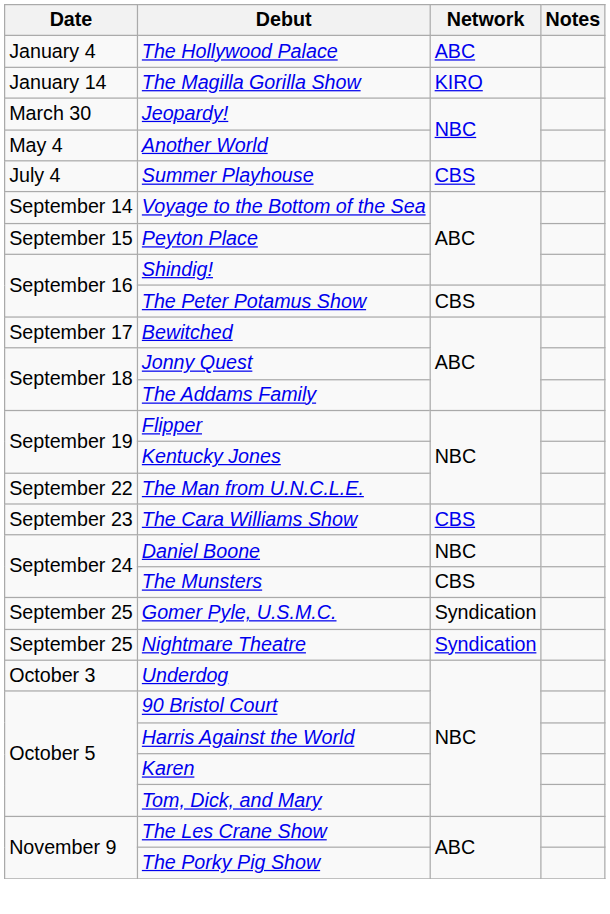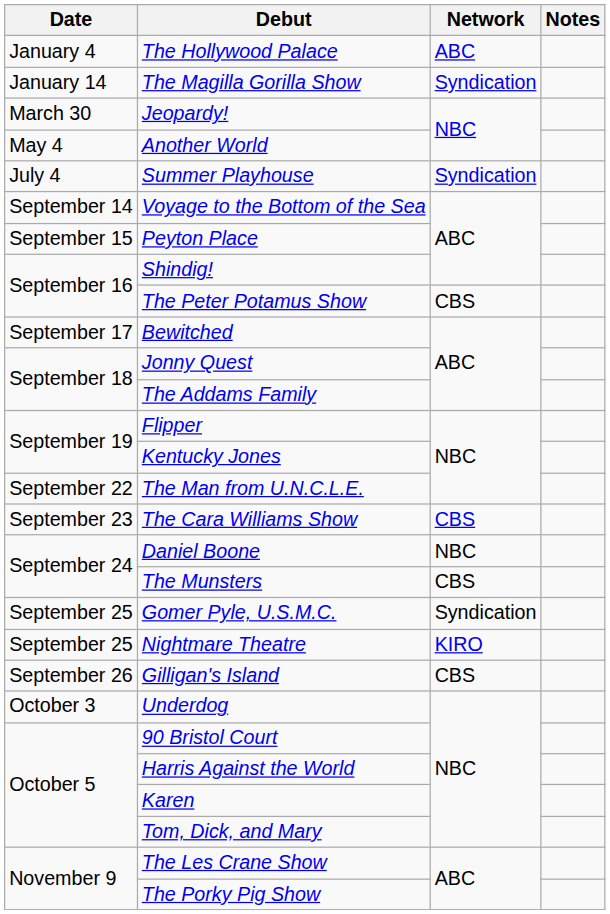(459, 82) KIRO -> (486, 82) Syndication
(455, 176) CBS -> (486, 176) Syndication
(486, 644) Syndication -> (459, 644) KIRO
+ row: (210, 675)
